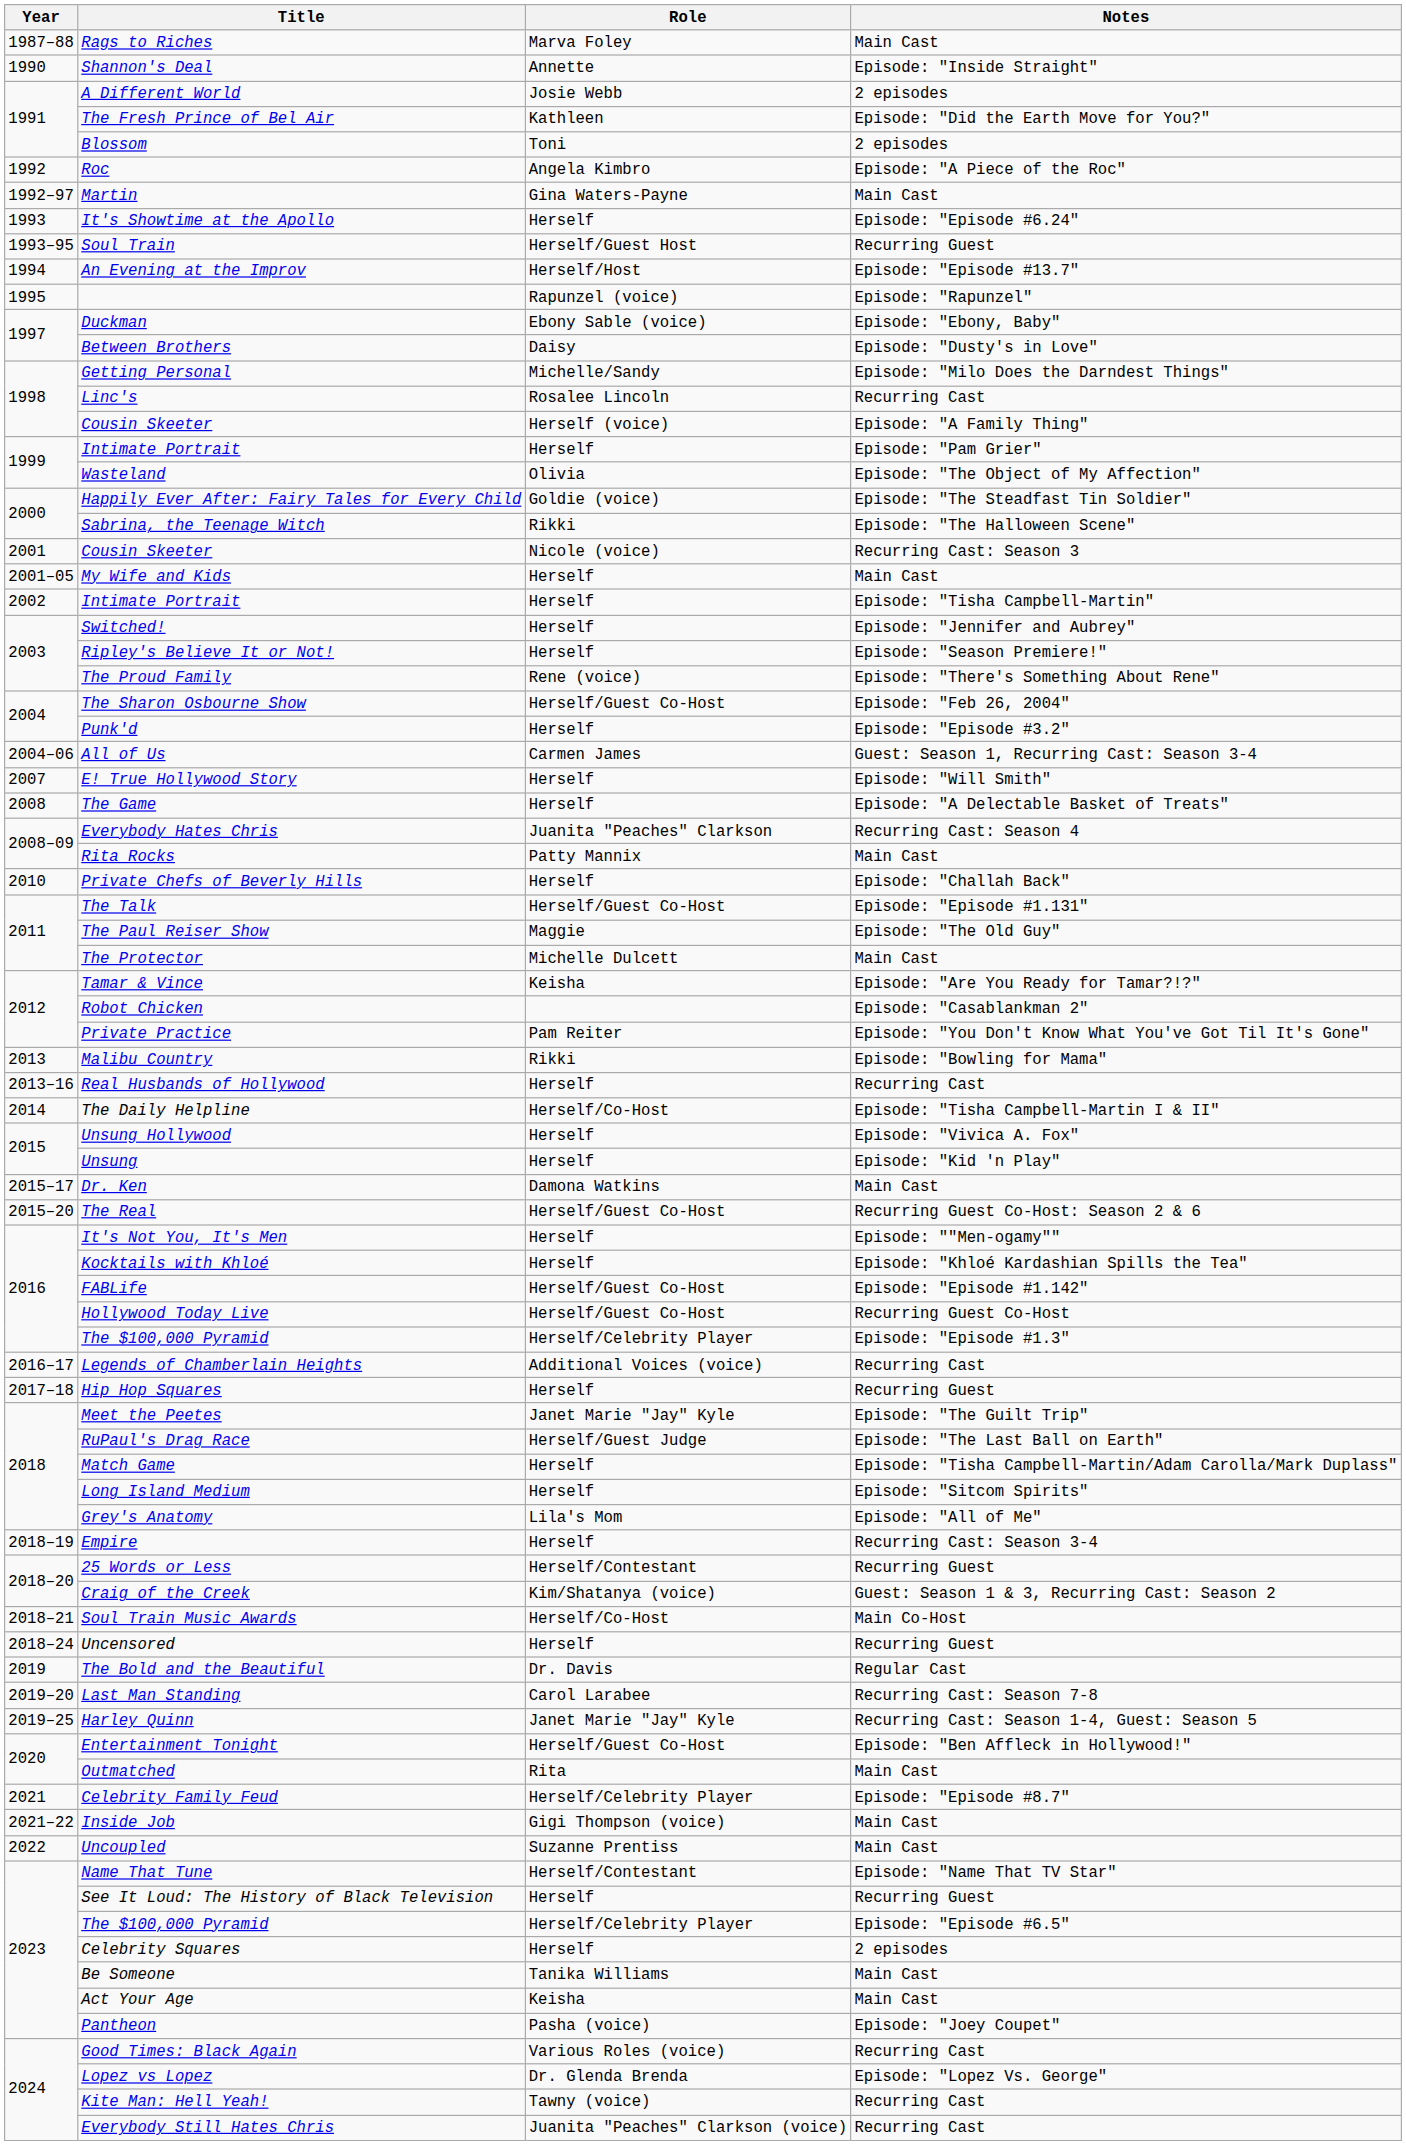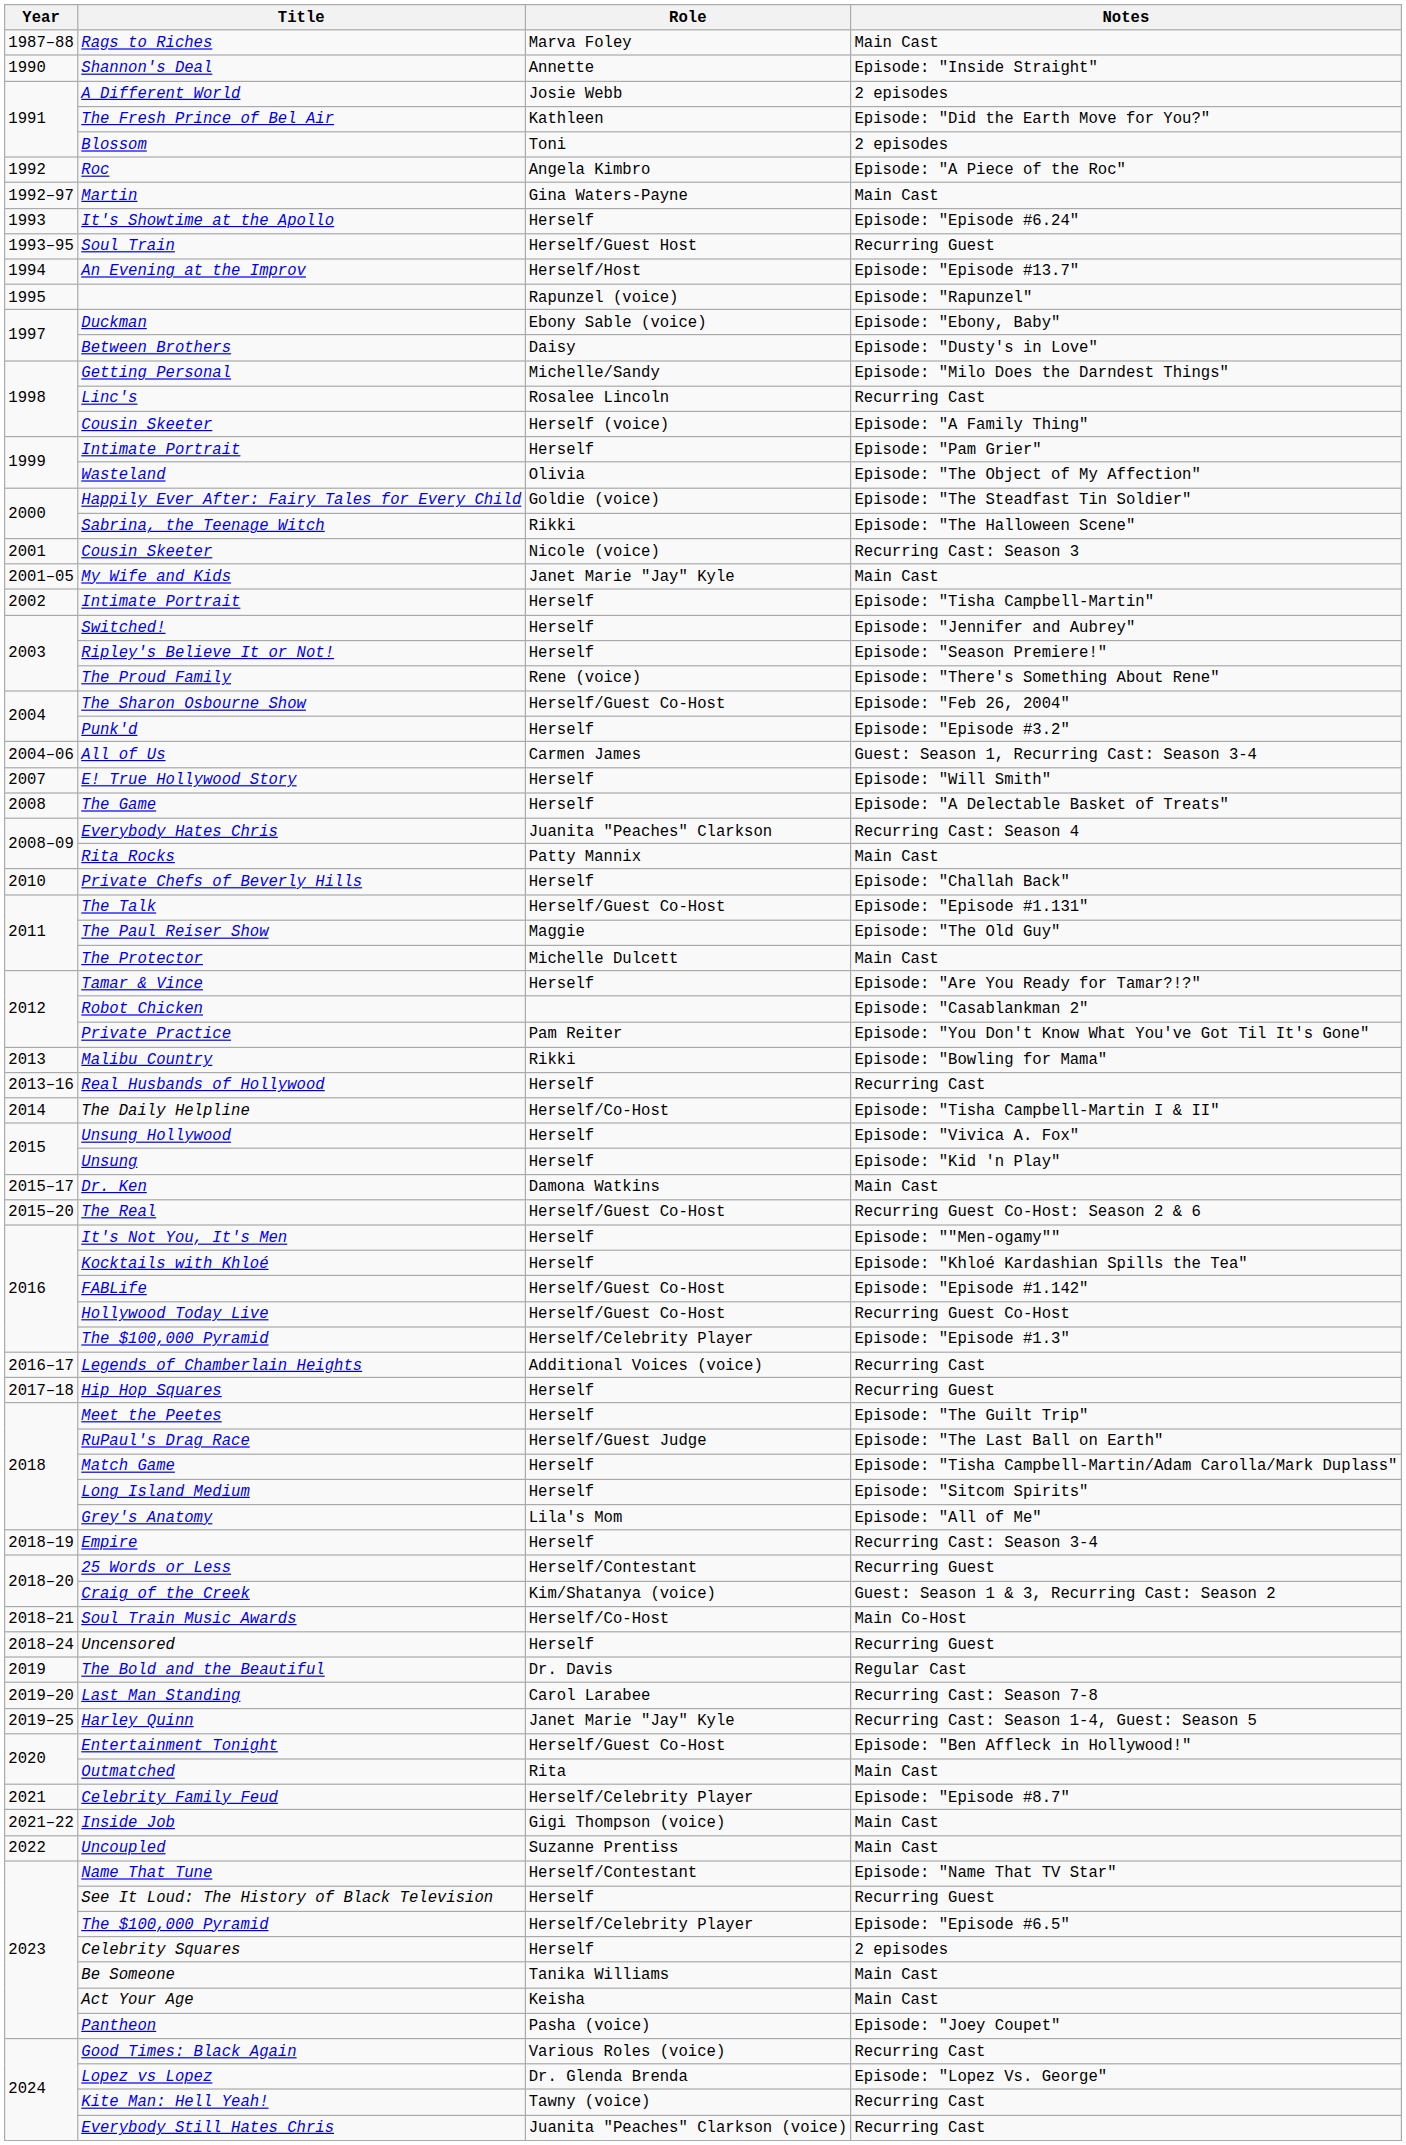(561, 577) Herself -> (632, 577) Janet Marie "Jay" Kyle
(557, 983) Keisha -> (561, 983) Herself
(632, 1416) Janet Marie "Jay" Kyle -> (561, 1416) Herself
